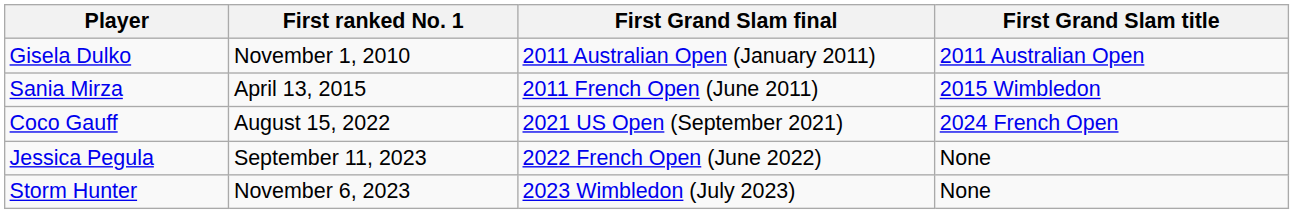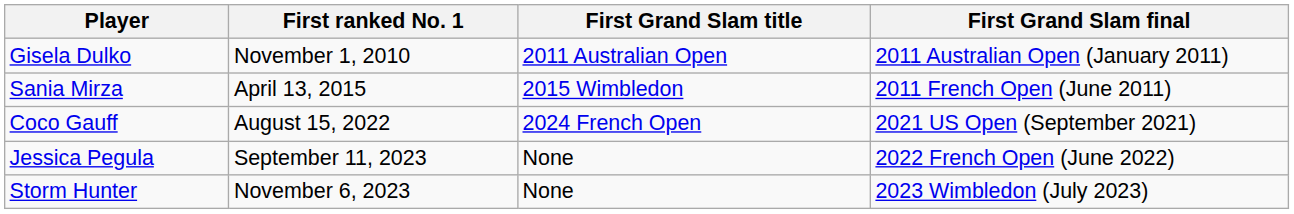columns swapped: (726, 21) <-> (1111, 21)
